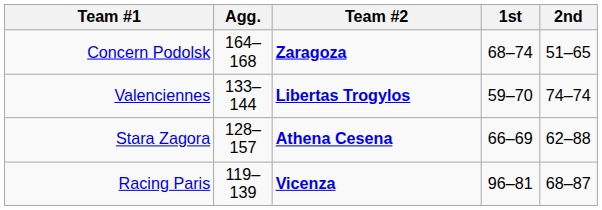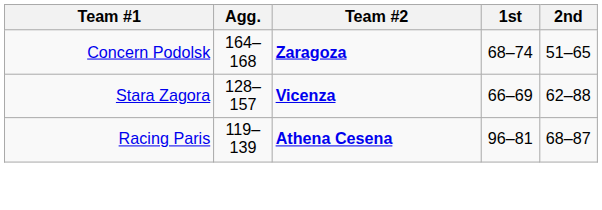- row: (162, 95)
(334, 139) Athena Cesena -> (306, 95) Vicenza
(306, 183) Vicenza -> (334, 139) Athena Cesena
